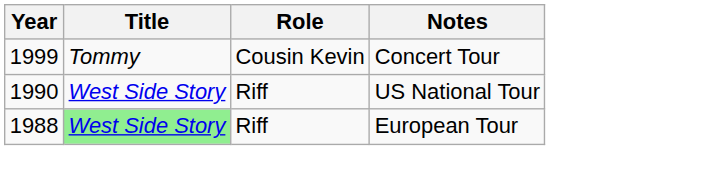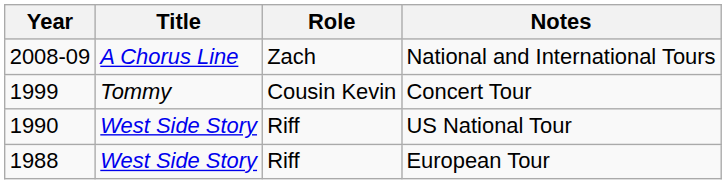+ row: (561, 56)
(147, 126) lightgreen background -> (179, 160) no background
